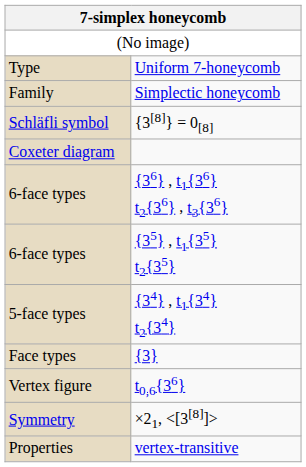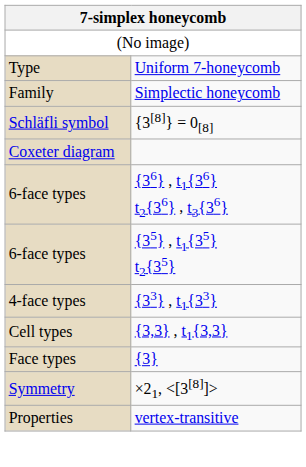- row: (176, 314)
+ row: (176, 300)
+ row: (181, 332)
- row: (160, 385)
